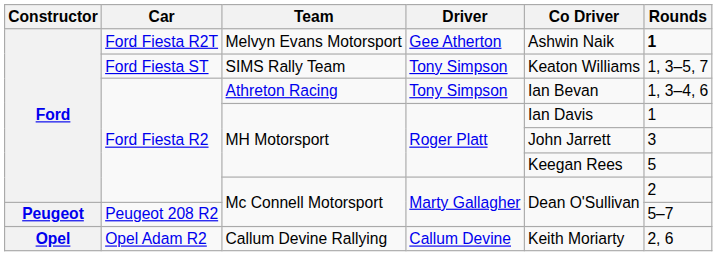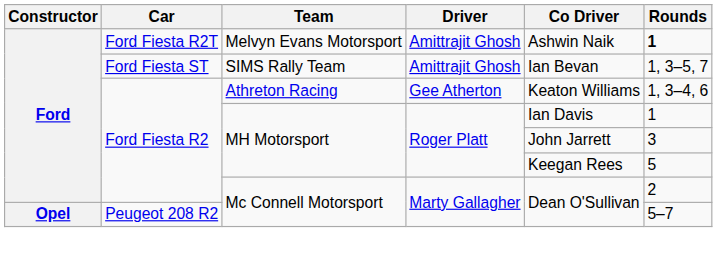(455, 41) Gee Atherton -> (465, 41) Amittrajit Ghosh
(458, 66) Tony Simpson -> (465, 66) Amittrajit Ghosh
(584, 66) Keaton Williams -> (563, 66) Ian Bevan
(458, 90) Tony Simpson -> (455, 90) Gee Atherton
(563, 90) Ian Bevan -> (584, 90) Keaton Williams
(53, 214) Peugeot -> (53, 214) Opel
- row: (156, 238)
